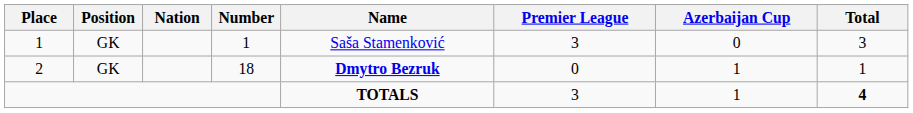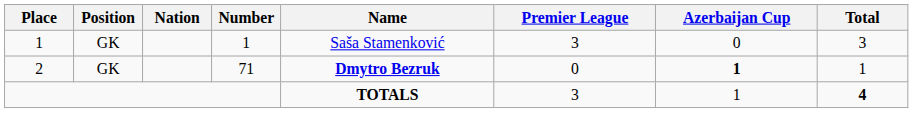(246, 69) 18 -> (246, 69) 71
(737, 69) normal -> (737, 69) bold
